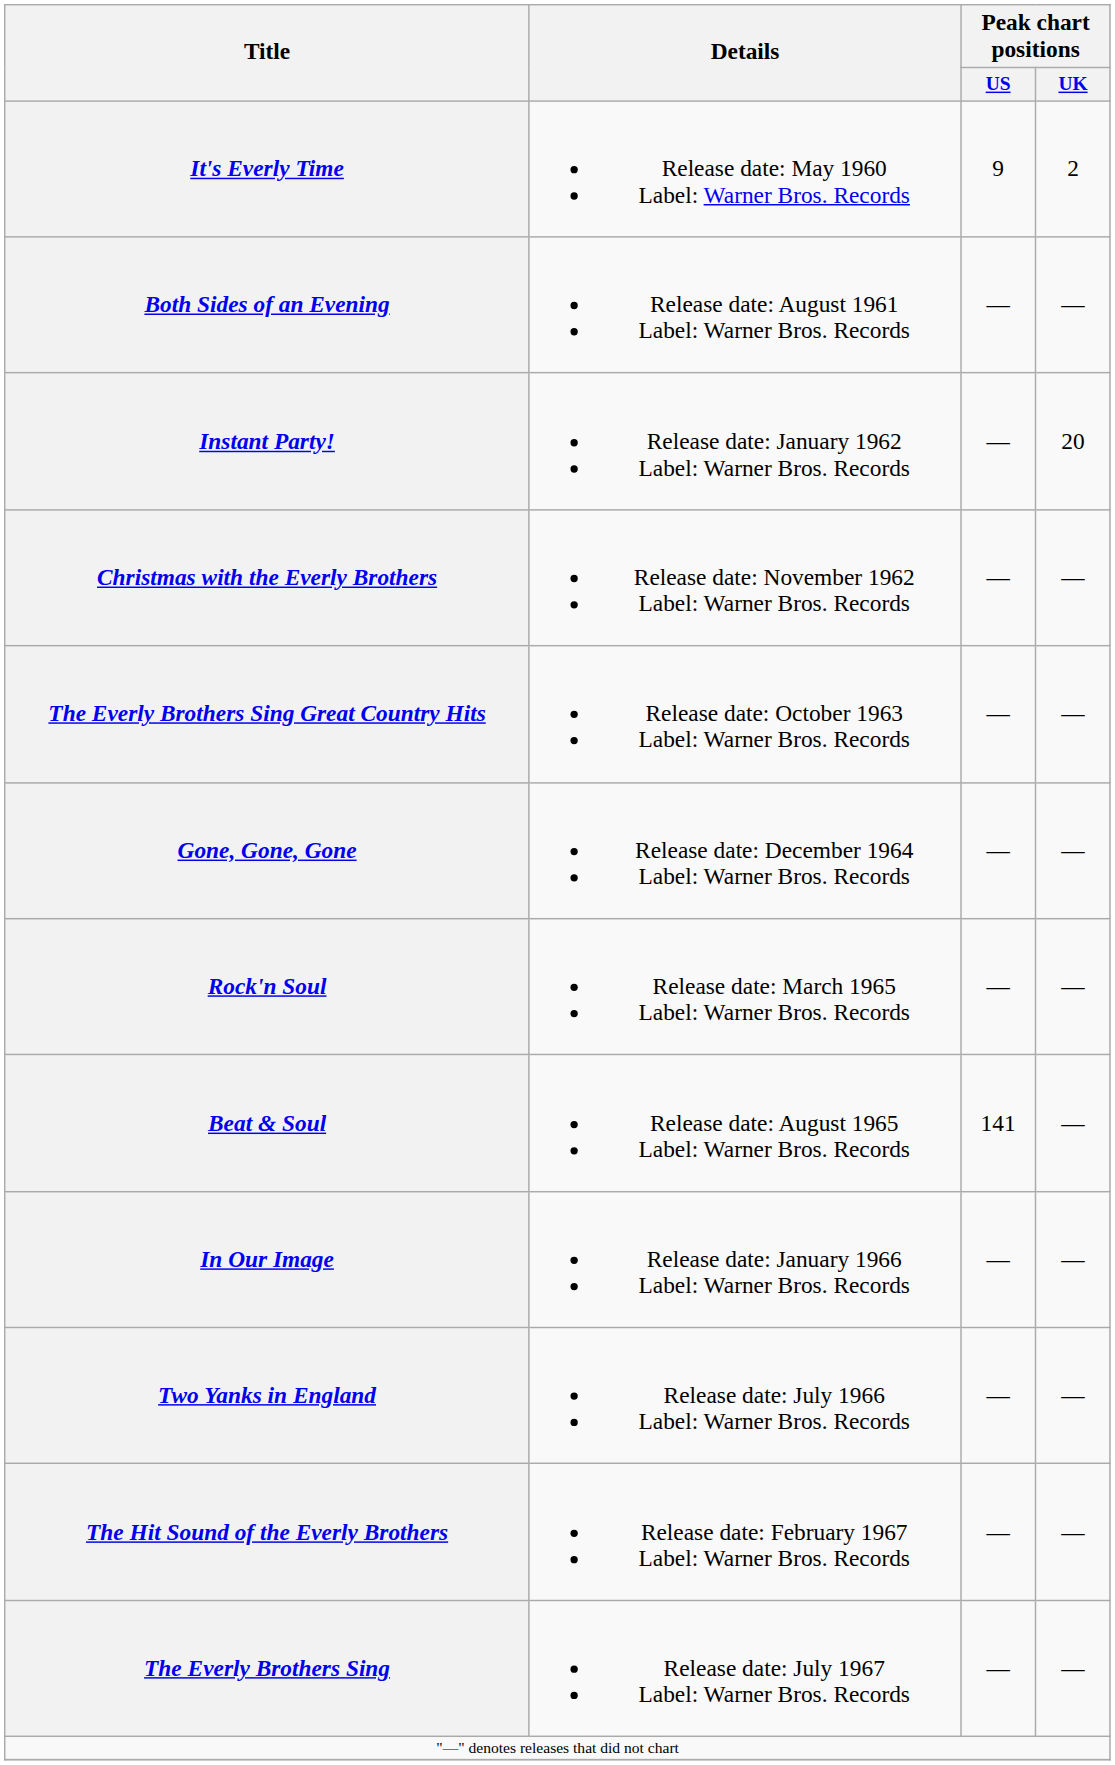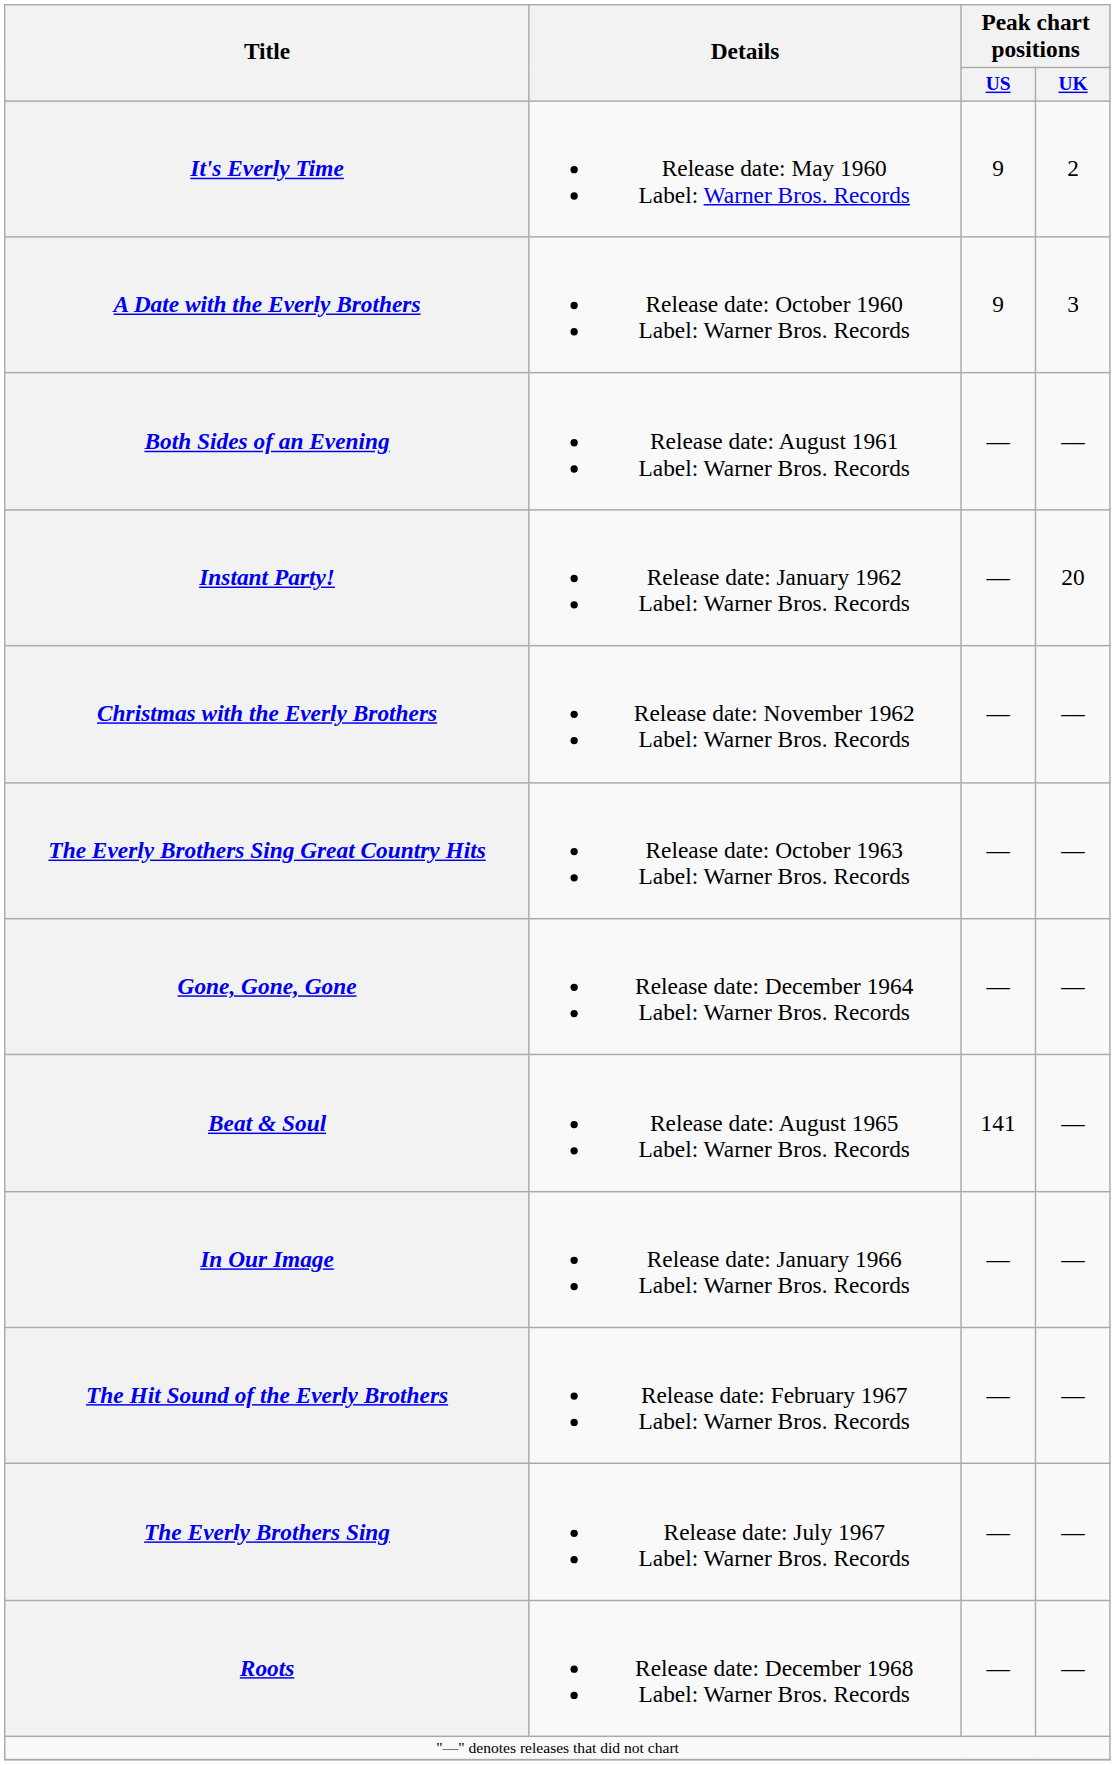+ row: (267, 304)
- row: (267, 986)
- row: (267, 1395)
+ row: (267, 1668)
